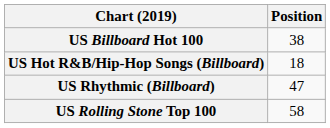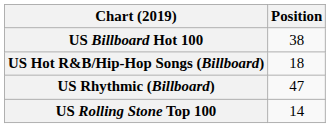(297, 110) 58 -> (297, 110) 14
